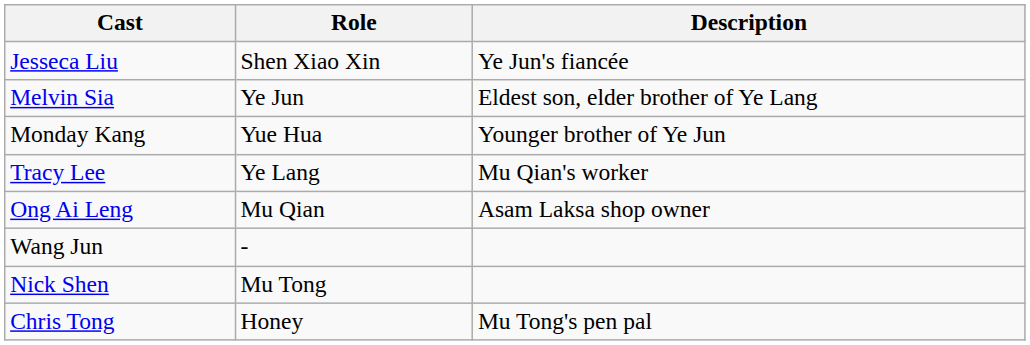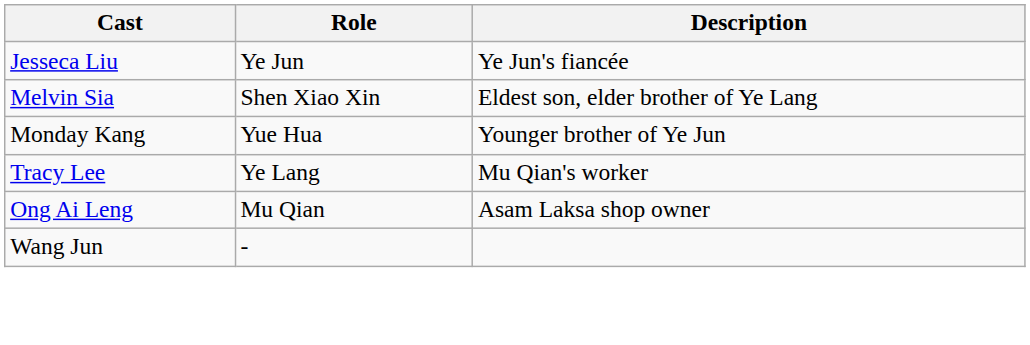(310, 60) Shen Xiao Xin -> (272, 60) Ye Jun
(272, 97) Ye Jun -> (310, 97) Shen Xiao Xin
- row: (59, 284)
- row: (62, 321)
